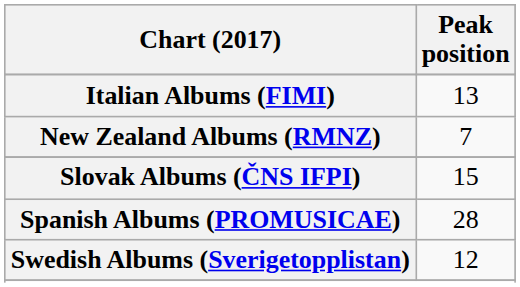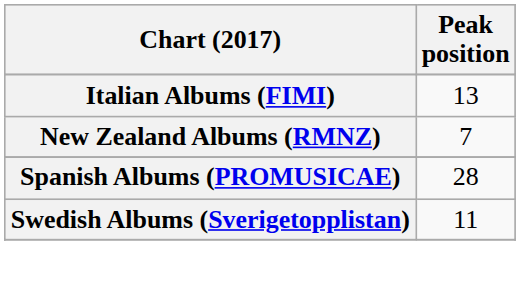- row: (210, 177)
(466, 259) 12 -> (466, 218) 11
